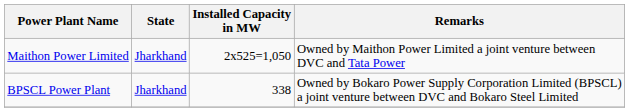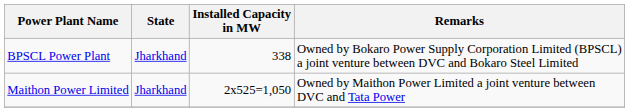rows swapped: (68, 55) <-> (59, 90)
